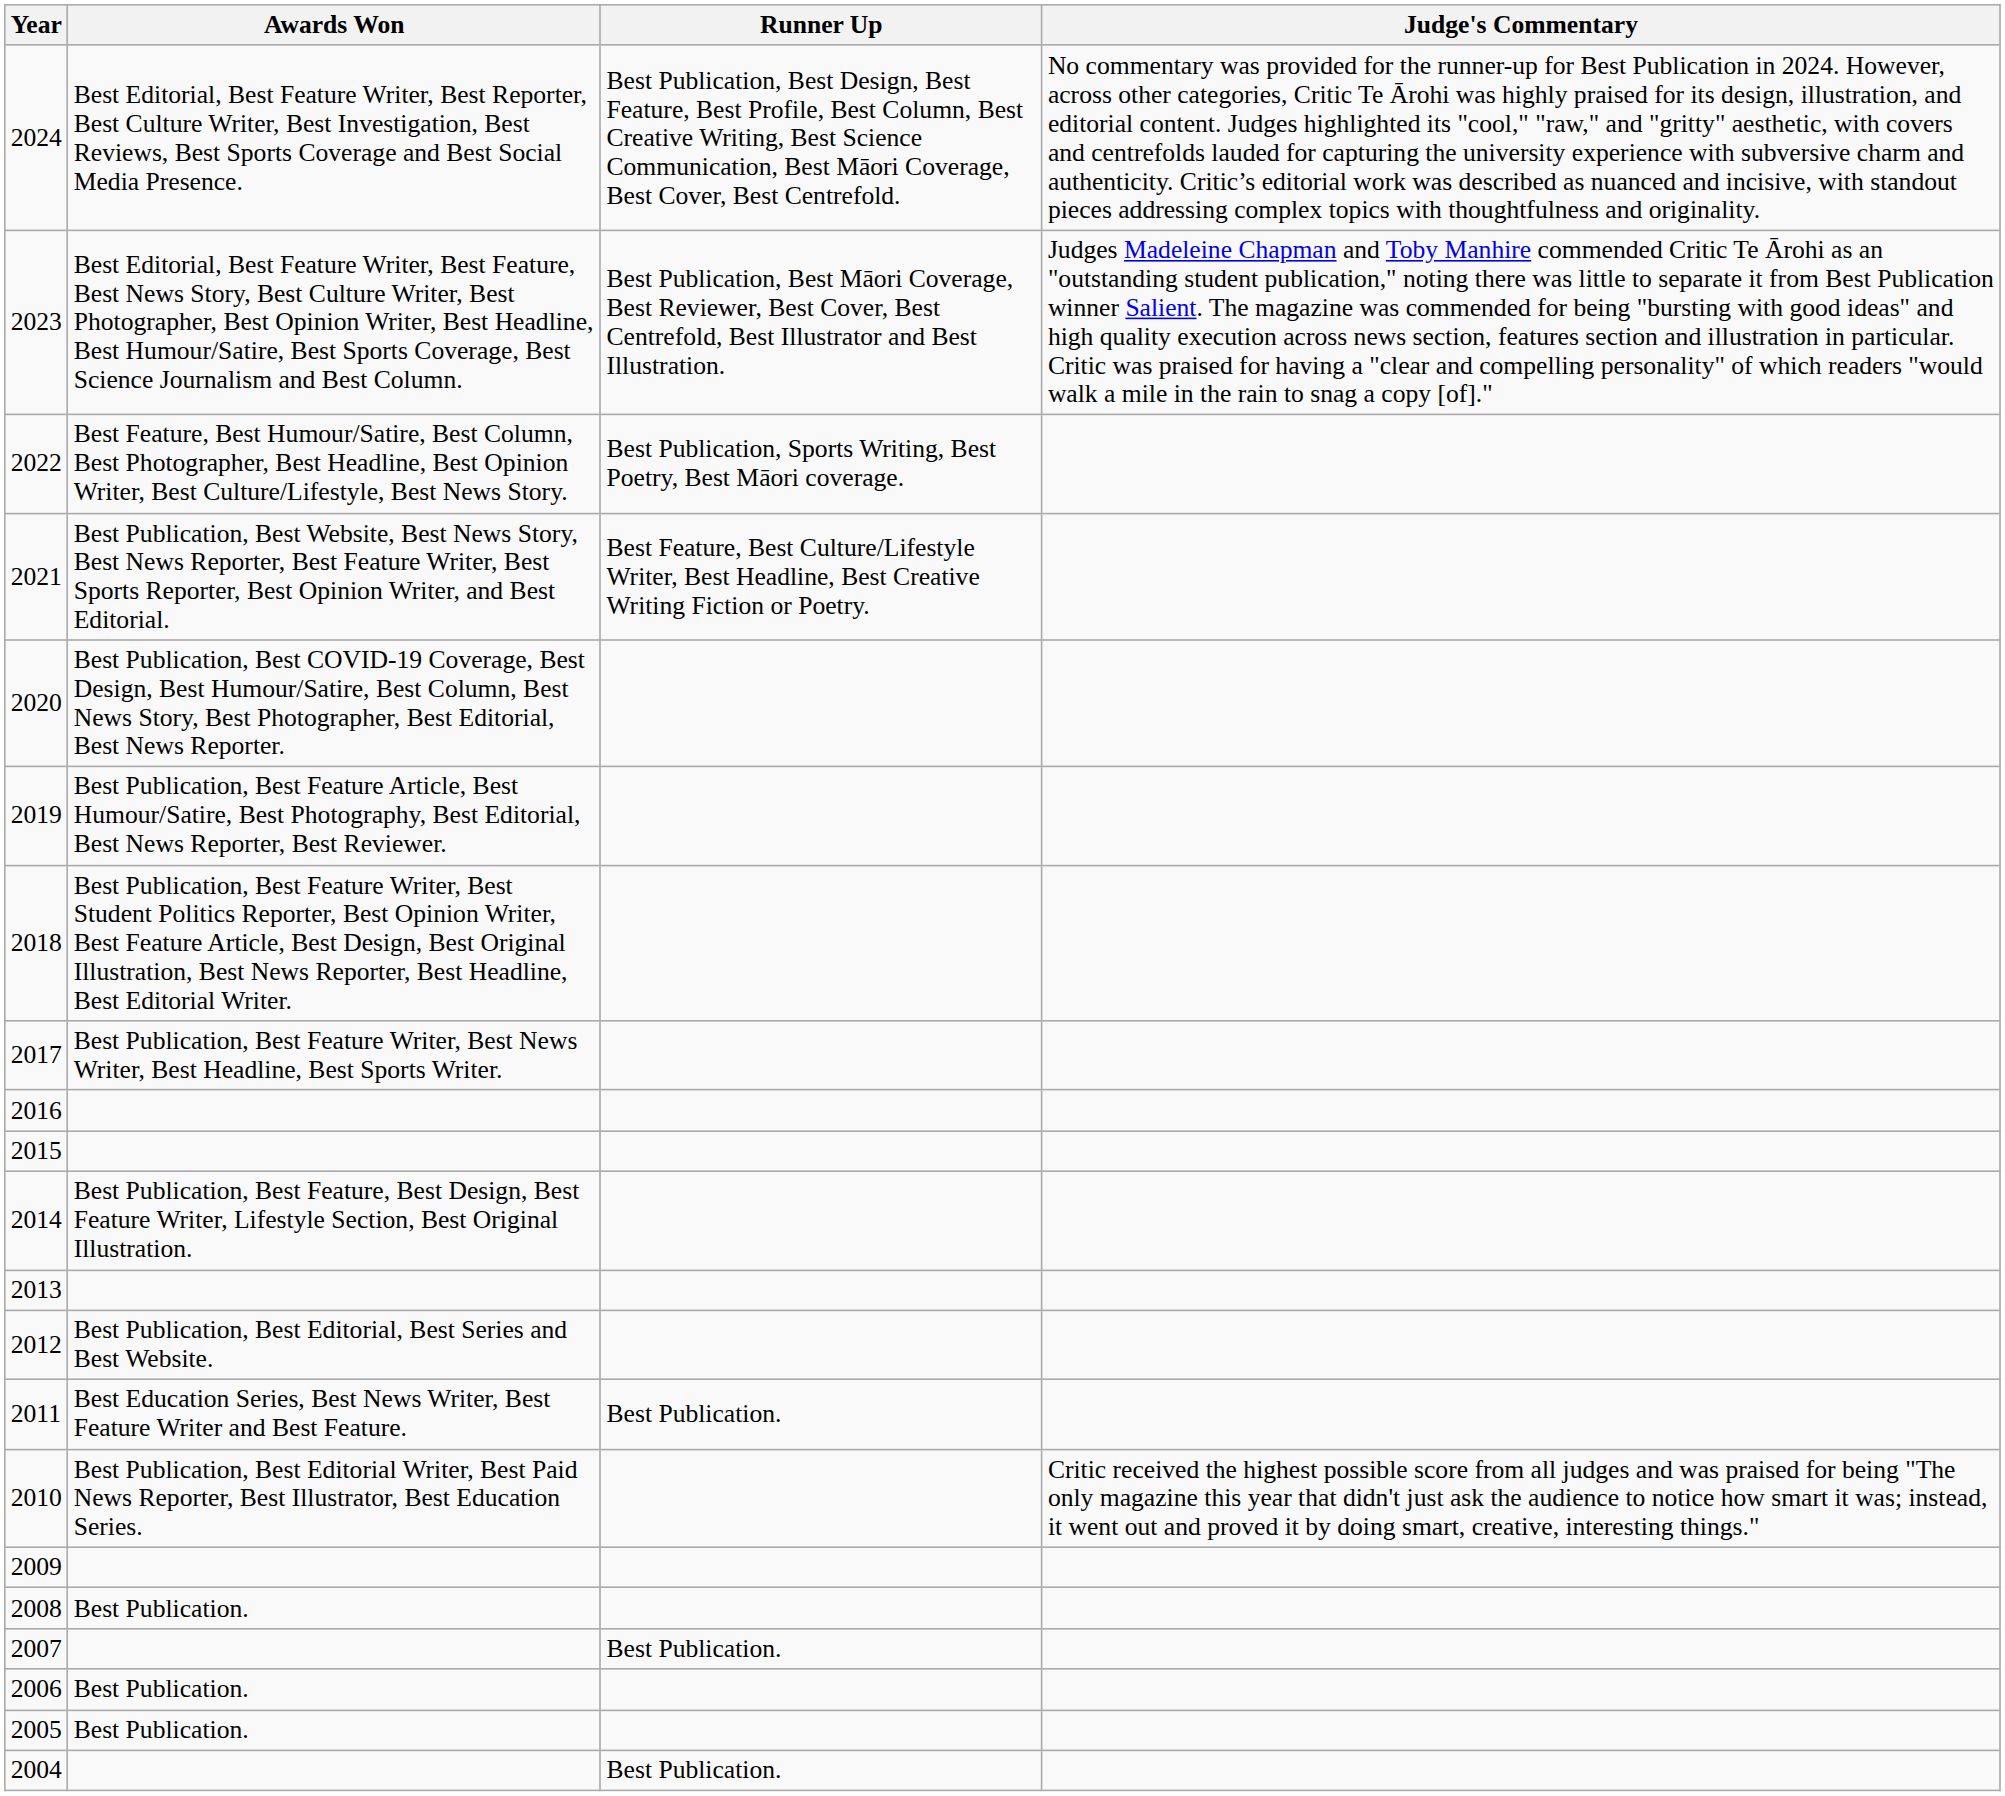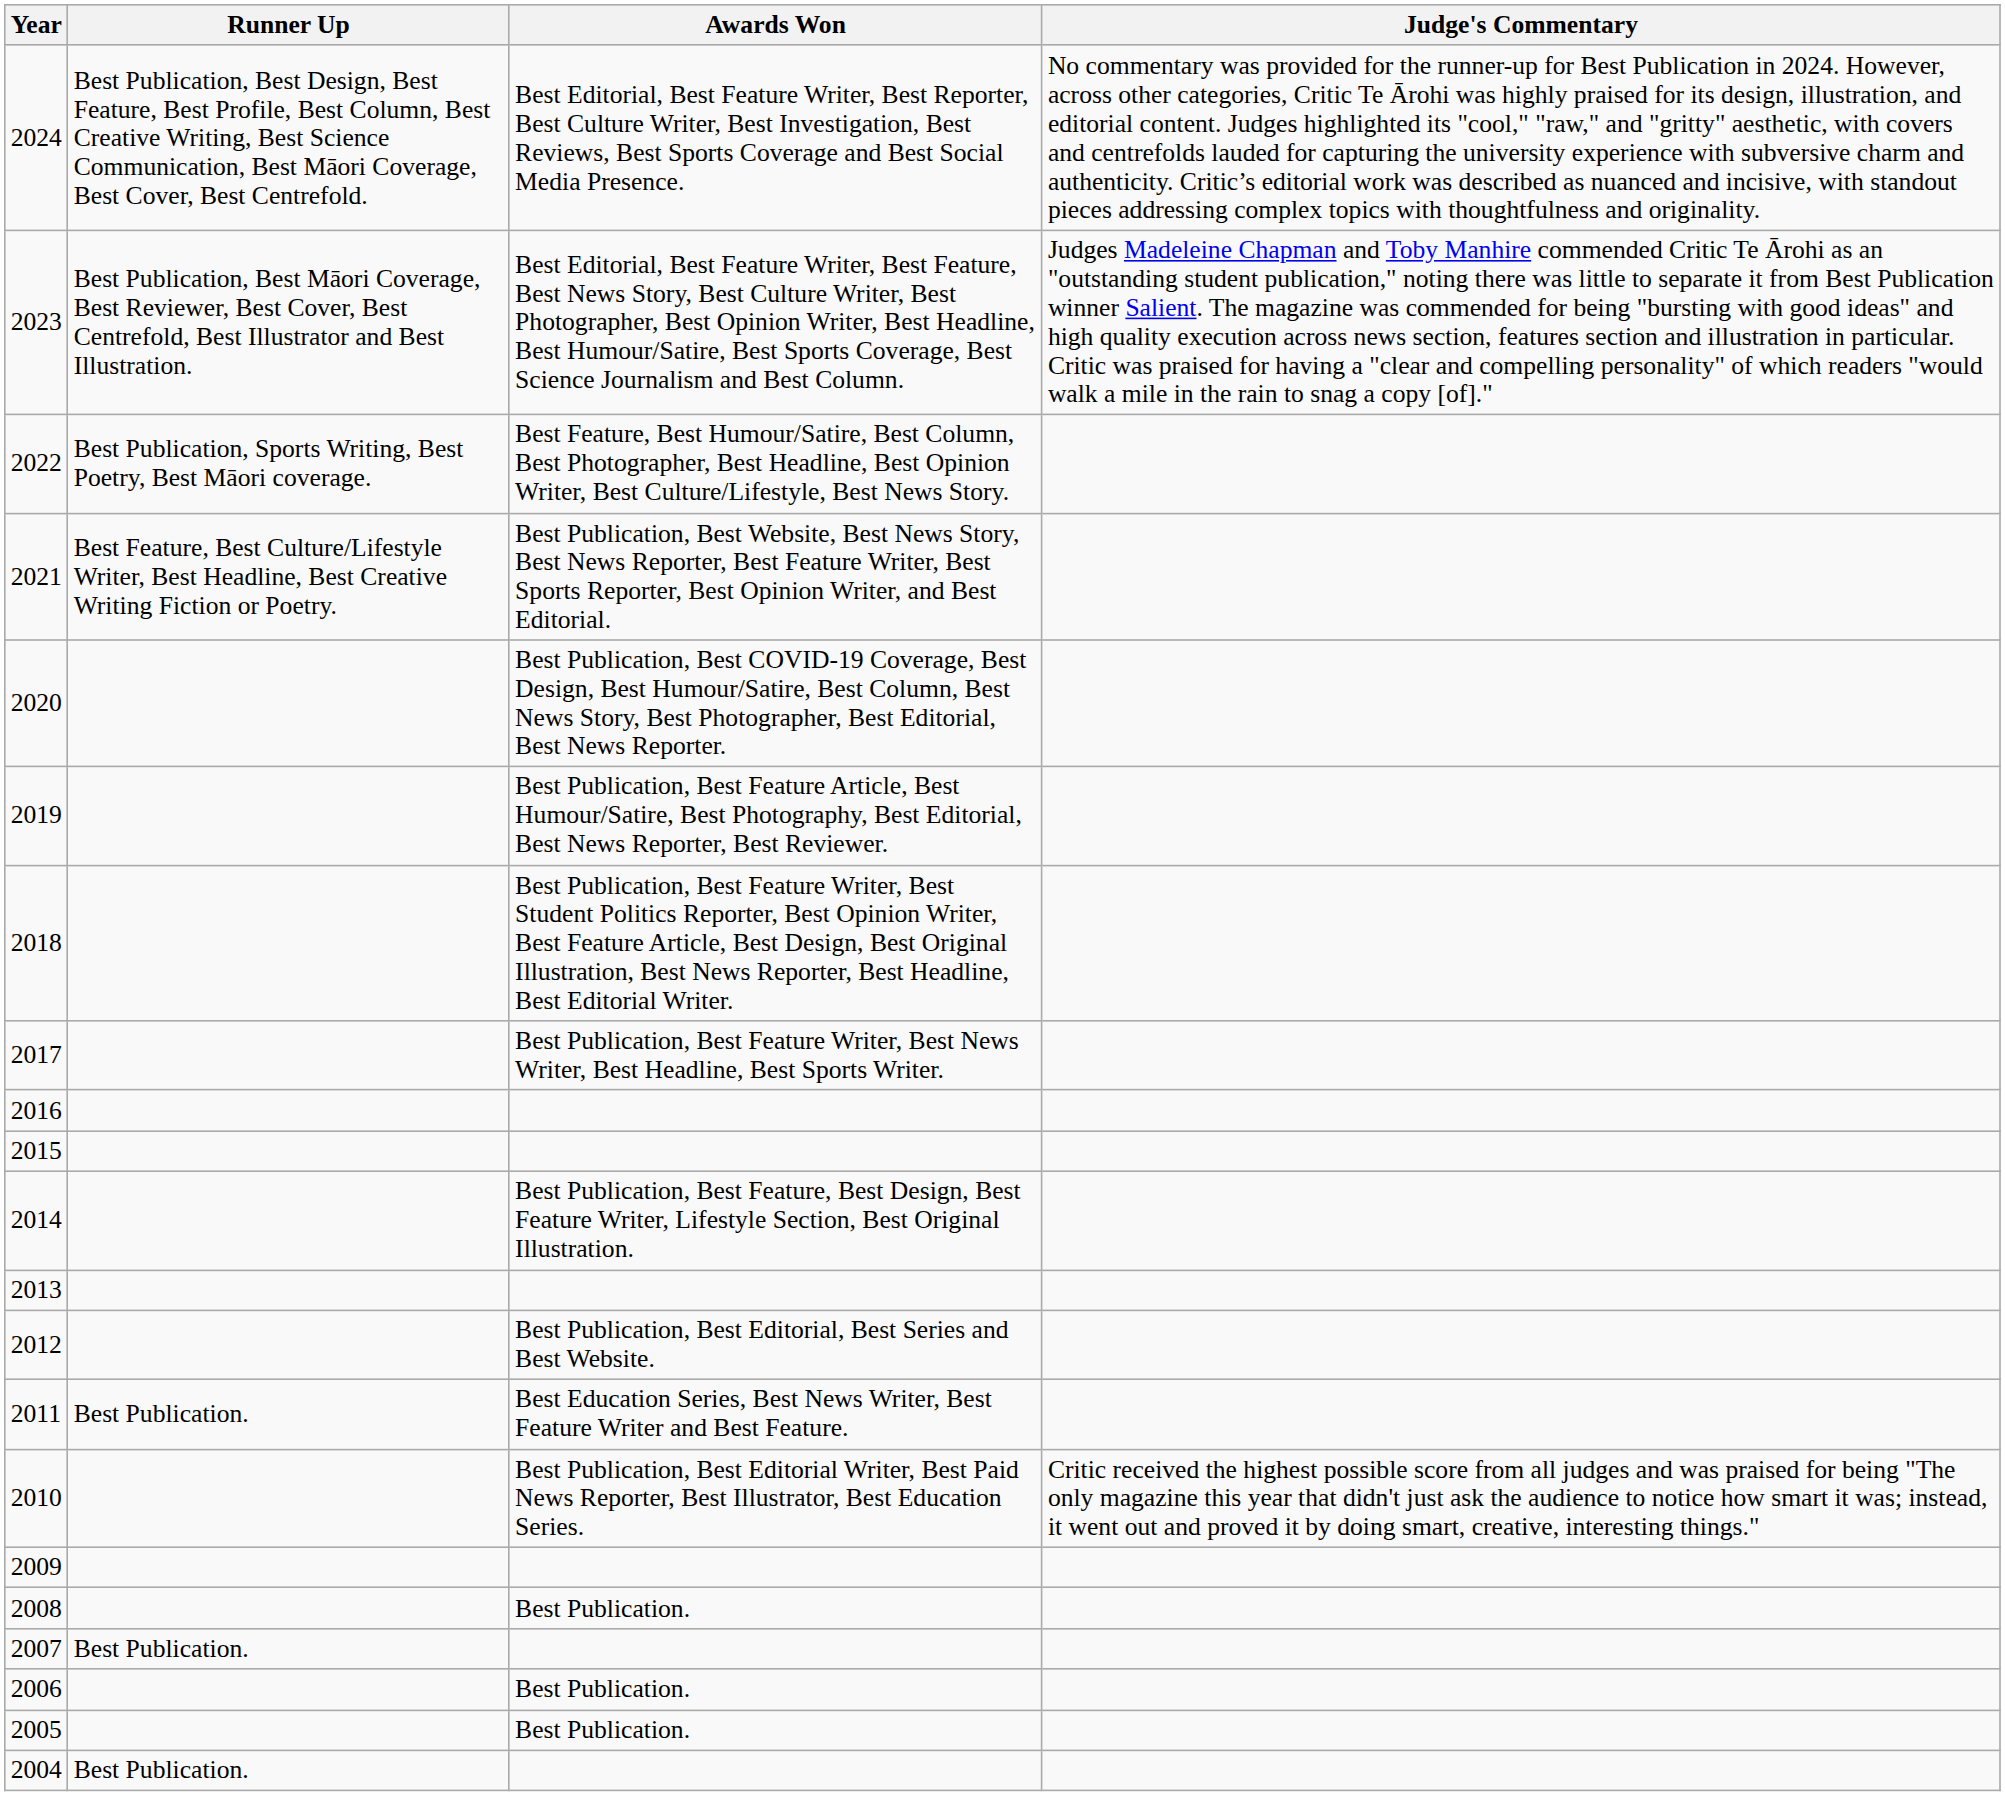columns swapped: (334, 24) <-> (821, 24)
